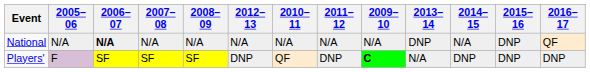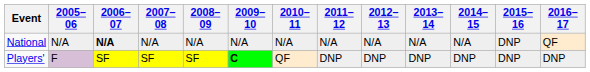columns swapped: (384, 19) <-> (250, 19)
(420, 42) DNP -> (417, 42) N/A
(417, 59) N/A -> (420, 59) DNP
